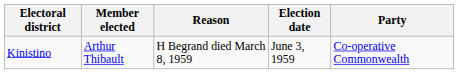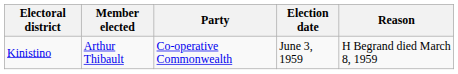columns swapped: (392, 20) <-> (211, 20)
